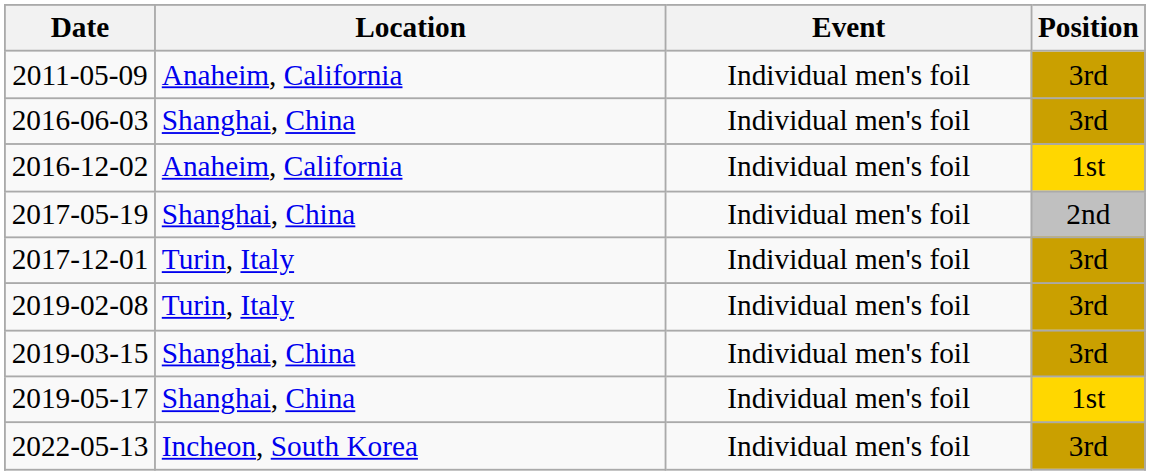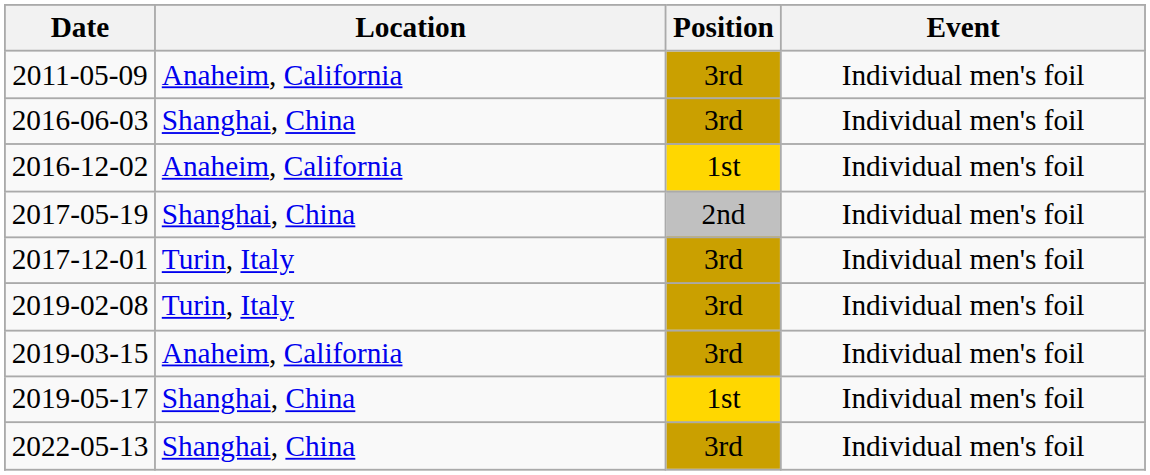columns swapped: (849, 27) <-> (1088, 27)
(259, 352) Shanghai, China -> (282, 352) Anaheim, California
(290, 445) Incheon, South Korea -> (259, 445) Shanghai, China
